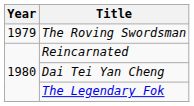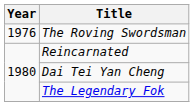(22, 34) 1979 -> (22, 34) 1976
